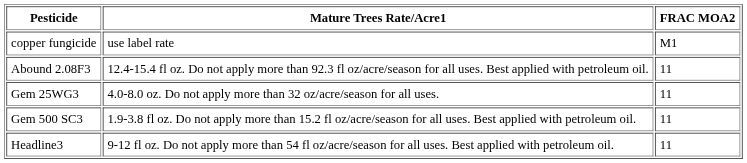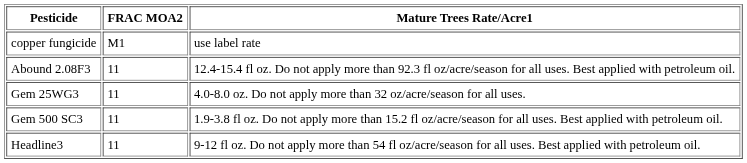columns swapped: (698, 18) <-> (378, 18)
